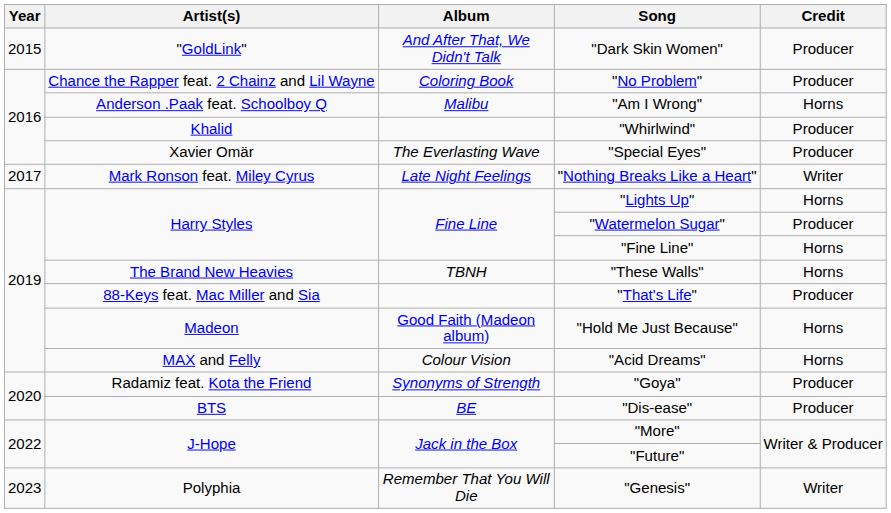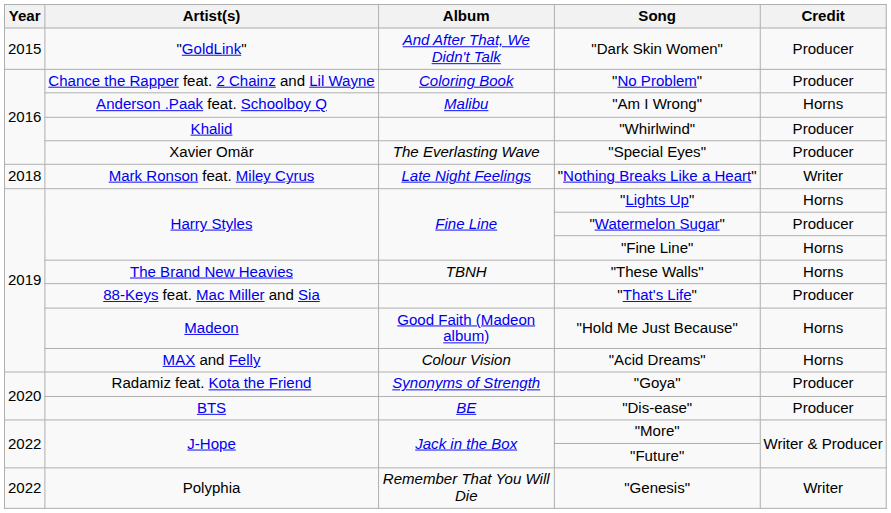(25, 176) 2017 -> (25, 176) 2018
(25, 488) 2023 -> (25, 488) 2022
